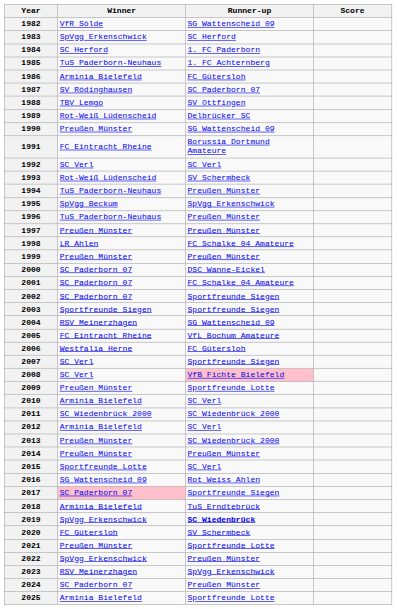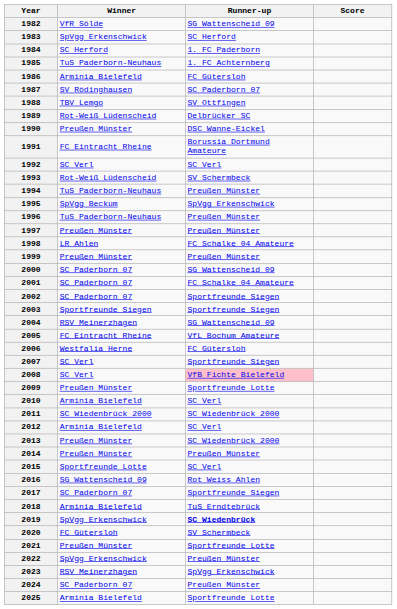(231, 129) SG Wattenscheid 09 -> (226, 129) DSC Wanne-Eickel
(226, 270) DSC Wanne-Eickel -> (231, 270) SG Wattenscheid 09
(96, 493) pink background -> (96, 493) no background
